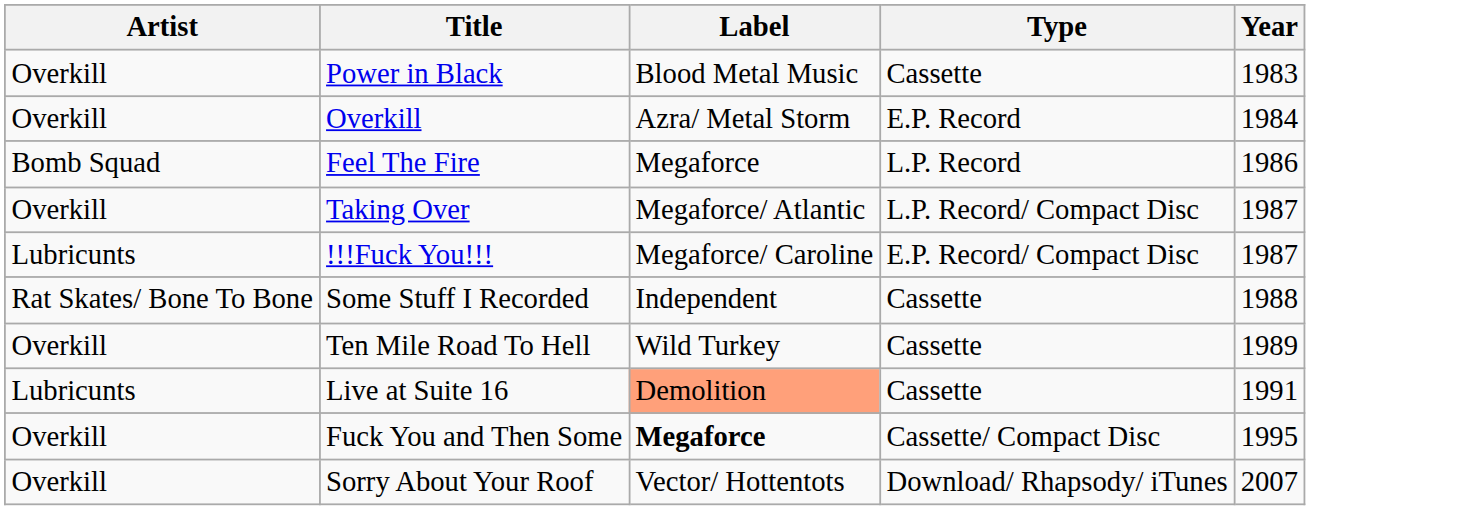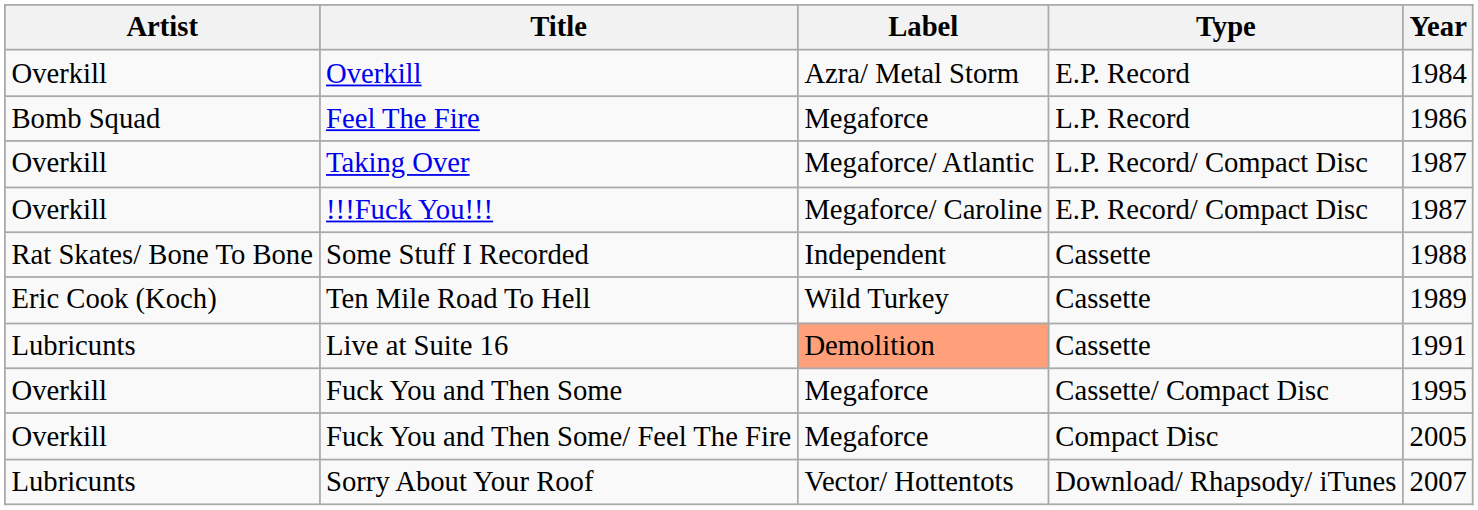- row: (414, 72)
(74, 254) Lubricunts -> (59, 208) Overkill
(59, 345) Overkill -> (114, 299) Eric Cook (Koch)
(700, 436) bold -> (866, 390) normal
+ row: (559, 436)
(59, 481) Overkill -> (74, 481) Lubricunts
